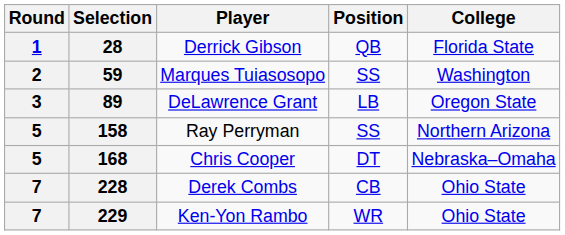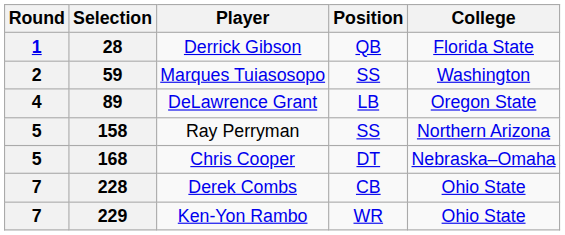(37, 103) 3 -> (37, 103) 4
